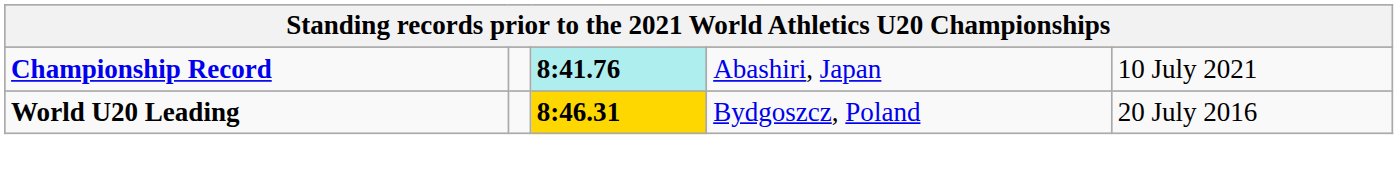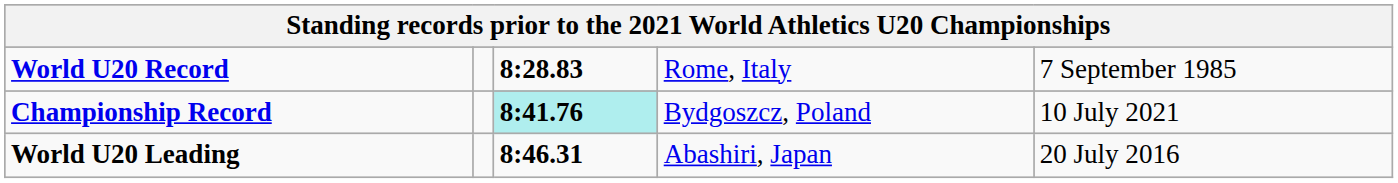+ row: (120, 68)
(797, 68) Abashiri, Japan -> (767, 111) Bydgoszcz, Poland
(578, 111) gold background -> (541, 154) no background
(817, 111) Bydgoszcz, Poland -> (748, 154) Abashiri, Japan
